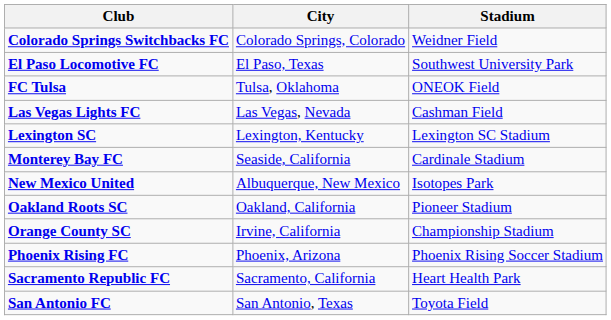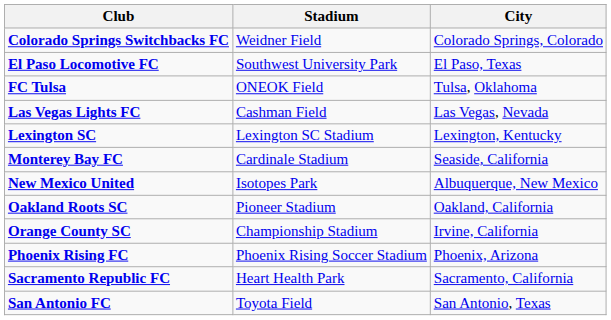columns swapped: (321, 16) <-> (508, 16)
